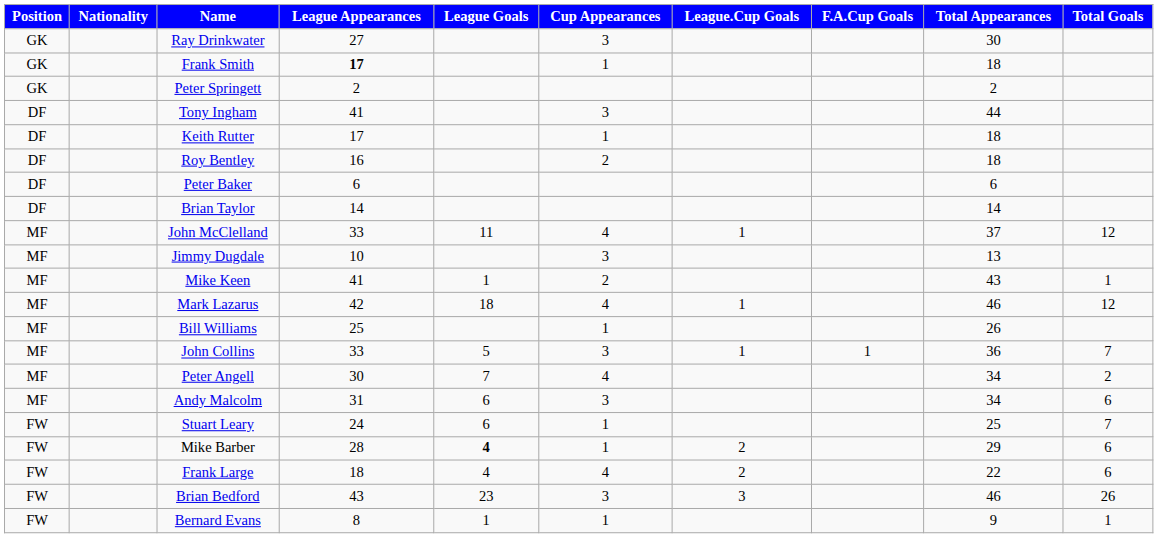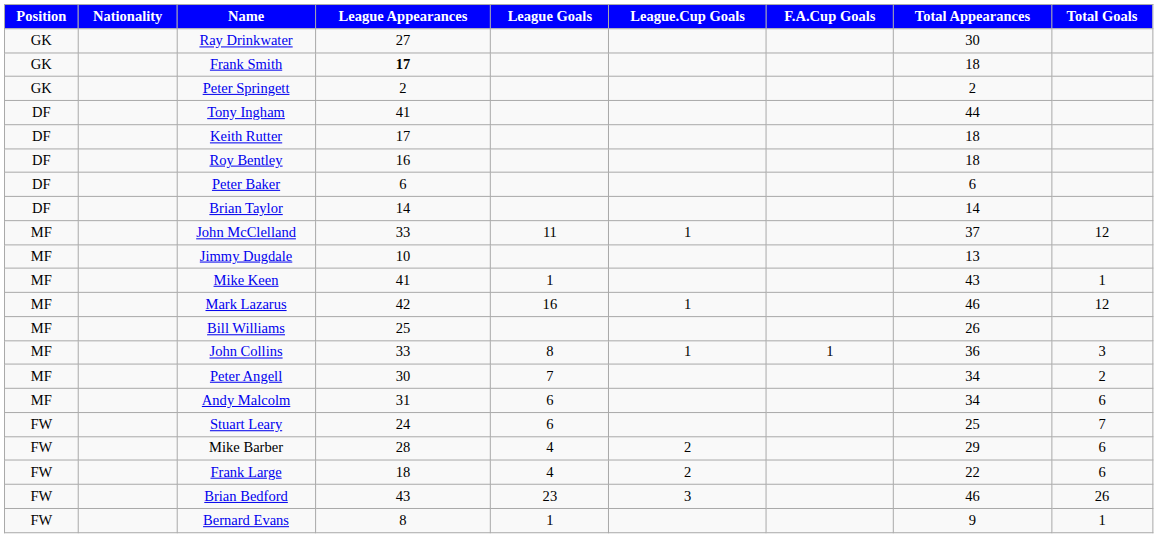- column: (605, 16)
(486, 304) 18 -> (550, 304) 16
(486, 352) 5 -> (550, 352) 8
(1108, 352) 7 -> (1102, 352) 3
(486, 448) bold -> (550, 448) normal
